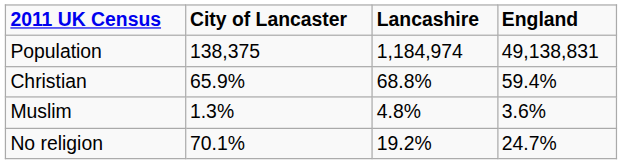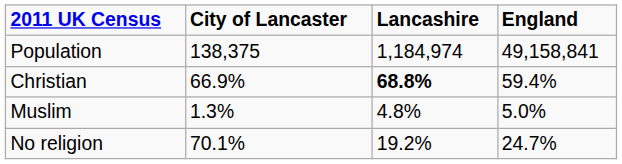(550, 50) 49,138,831 -> (550, 50) 49,158,841
(217, 81) 65.9% -> (217, 81) 66.9%
(404, 81) normal -> (404, 81) bold
(524, 112) 3.6% -> (524, 112) 5.0%
